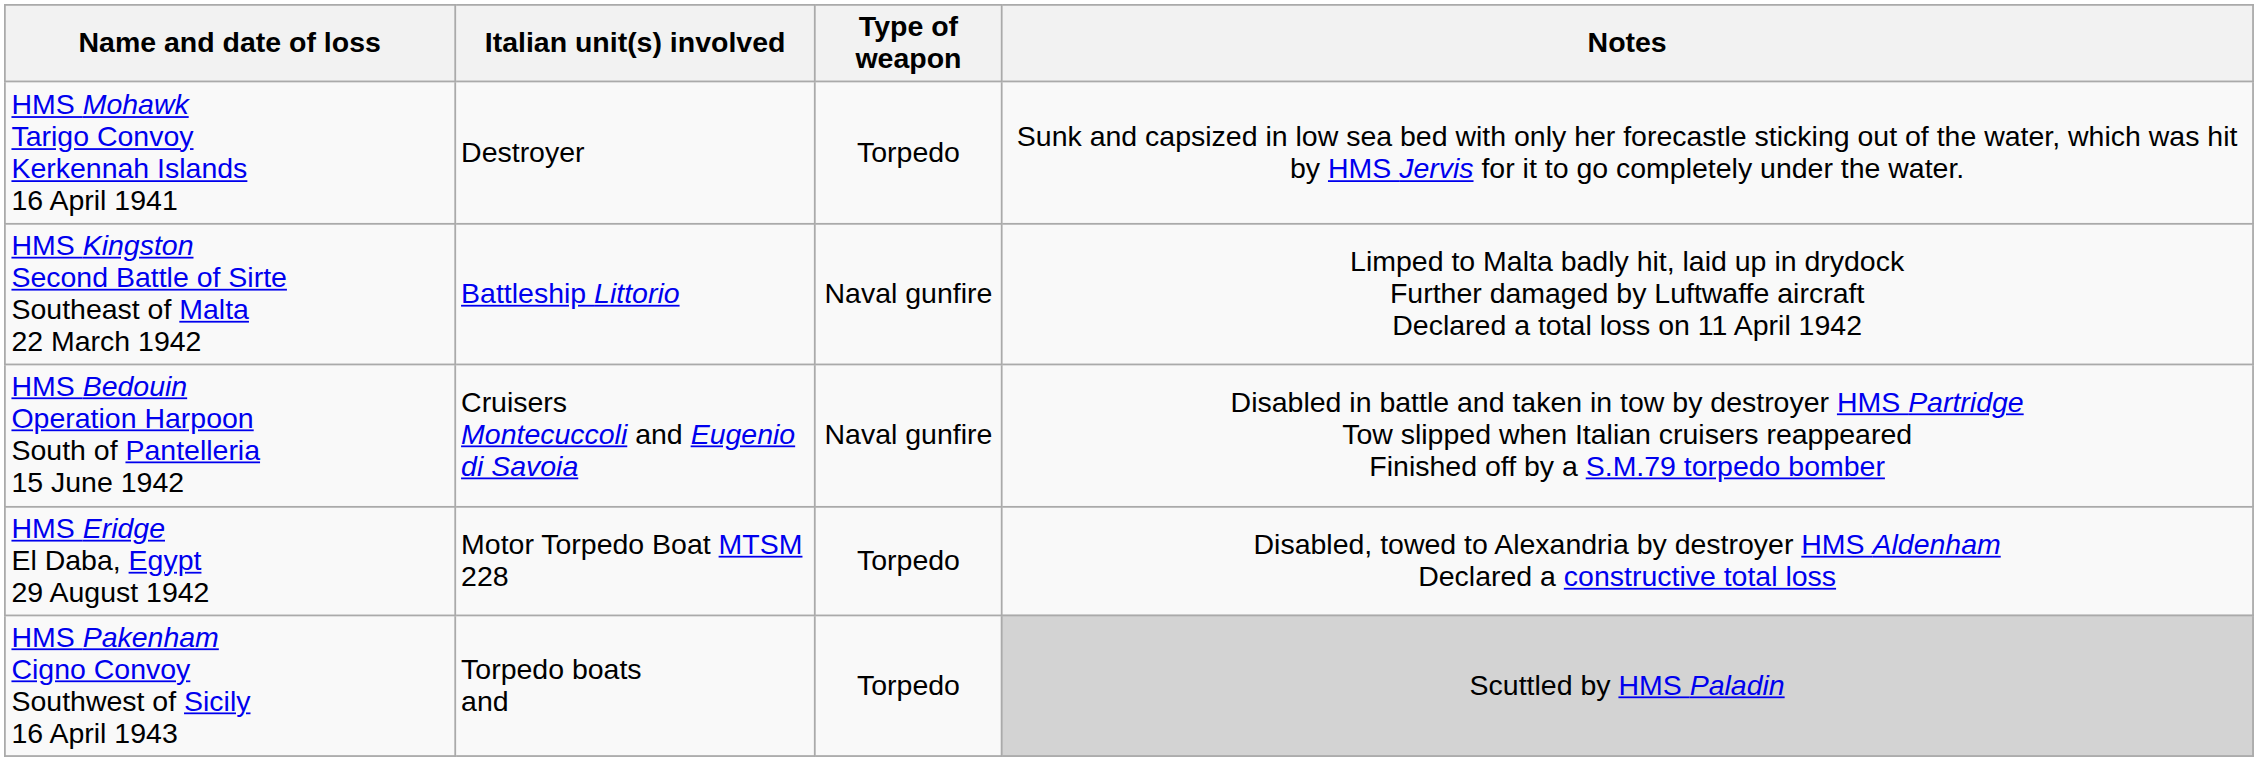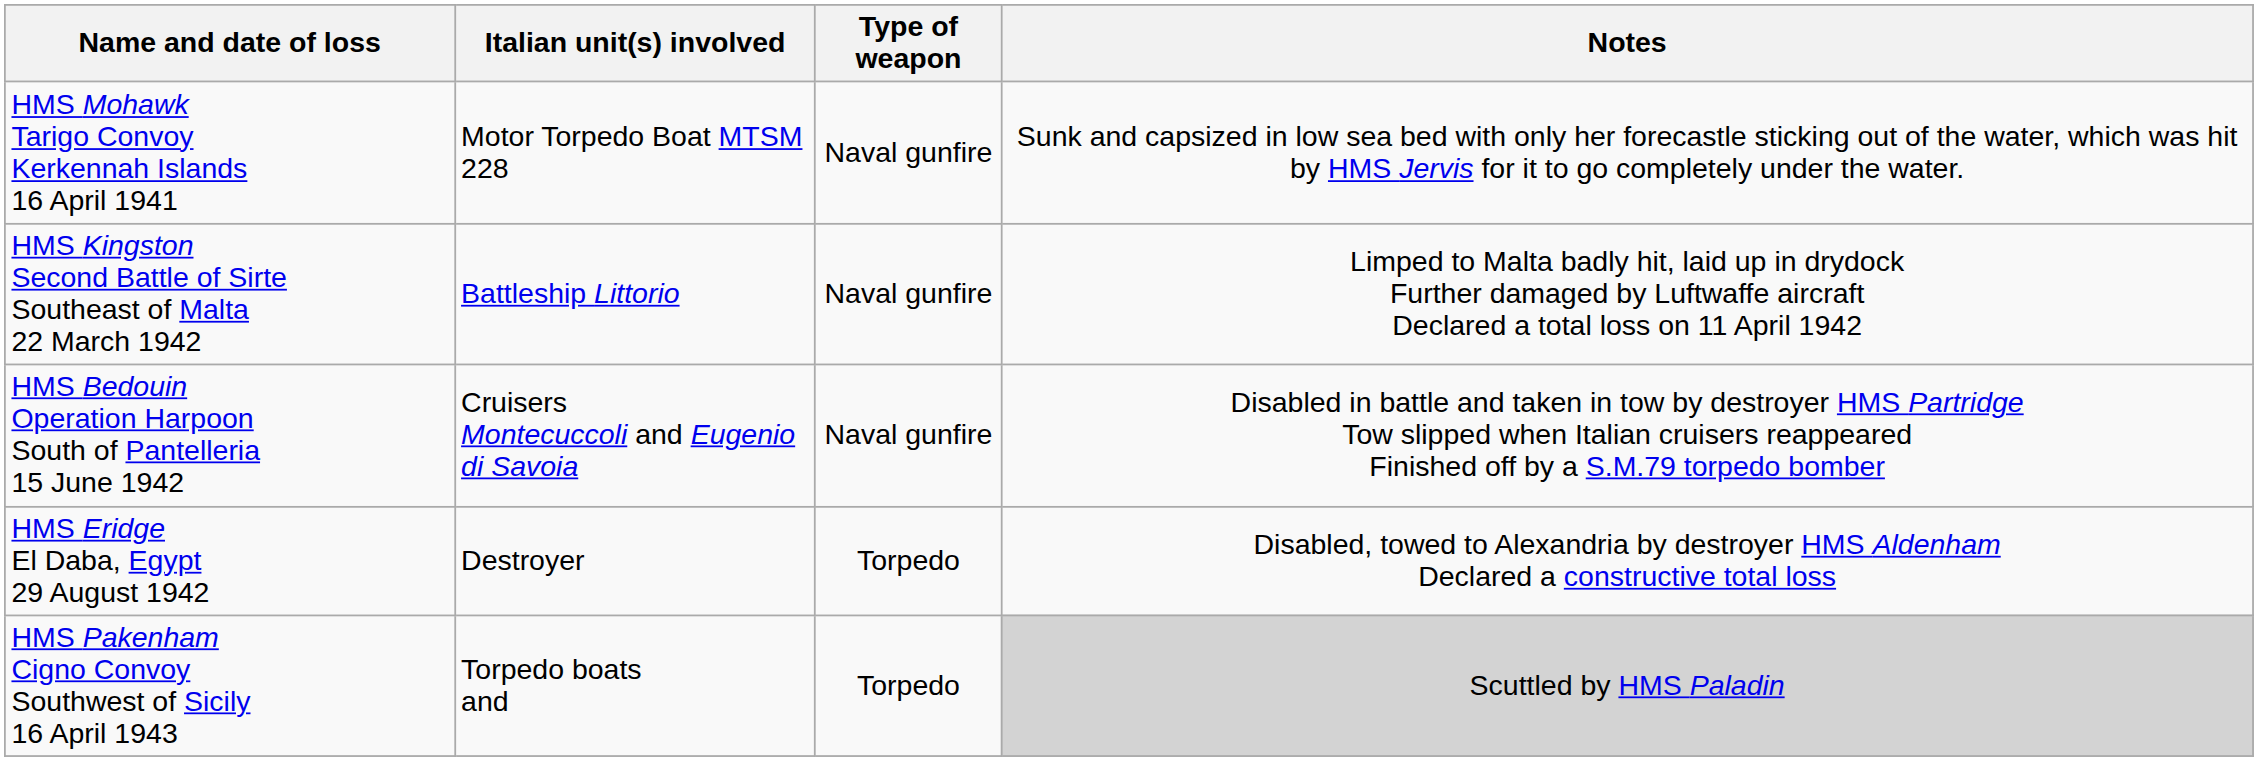(523, 152) Destroyer -> (632, 152) Motor Torpedo Boat MTSM 228
(908, 152) Torpedo -> (908, 152) Naval gunfire
(632, 560) Motor Torpedo Boat MTSM 228 -> (523, 560) Destroyer
